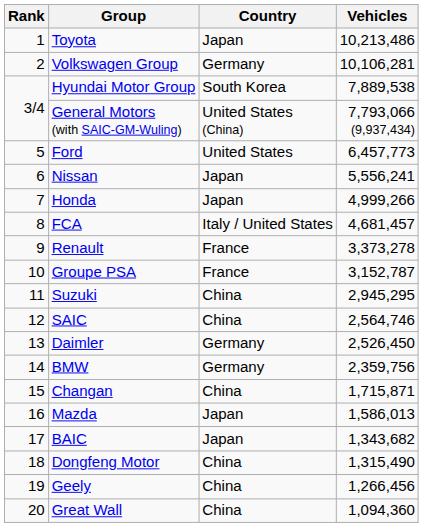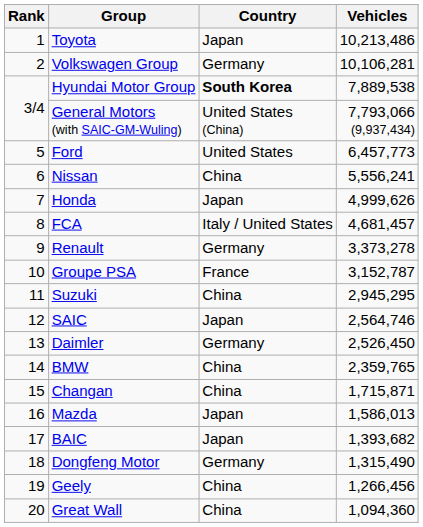(244, 87) normal -> (247, 87) bold
(223, 176) Japan -> (222, 176) China
(382, 200) 4,999,266 -> (382, 200) 4,999,626
(226, 248) France -> (233, 248) Germany
(222, 319) China -> (223, 319) Japan
(233, 367) Germany -> (222, 367) China
(382, 367) 2,359,756 -> (382, 367) 2,359,765
(382, 438) 1,343,682 -> (382, 438) 1,393,682
(222, 462) China -> (233, 462) Germany
